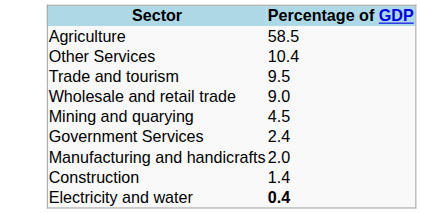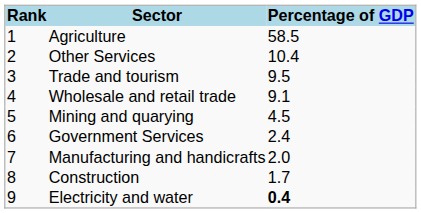+ column: (27, 16)
(279, 97) 9.0 -> (279, 97) 9.1
(279, 178) 1.4 -> (279, 178) 1.7
